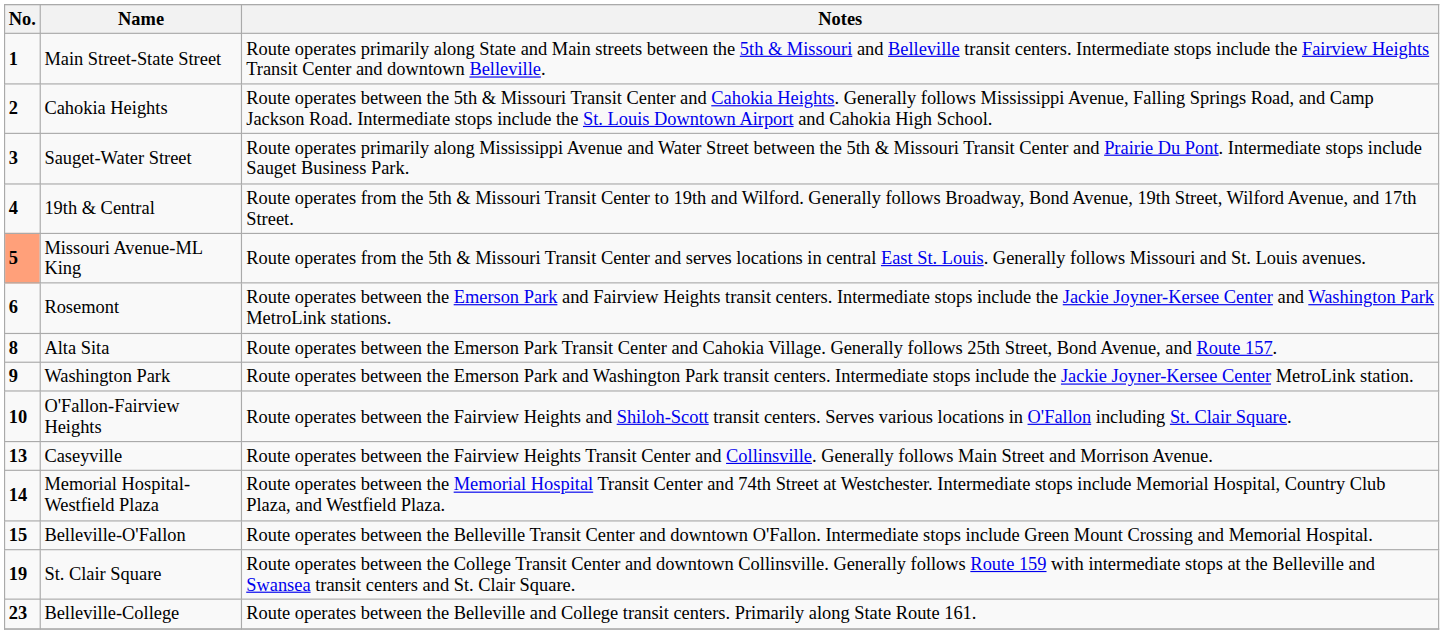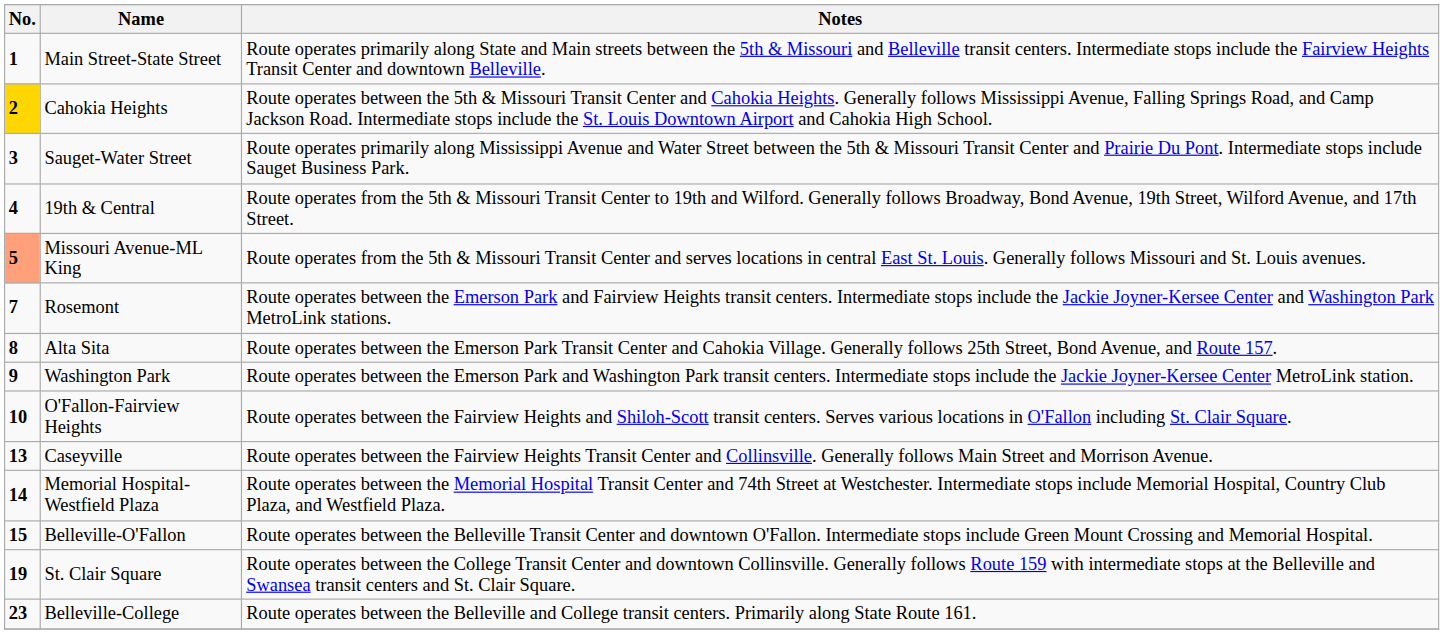(13, 108) no background -> (13, 108) gold background
(13, 308) 6 -> (13, 308) 7
